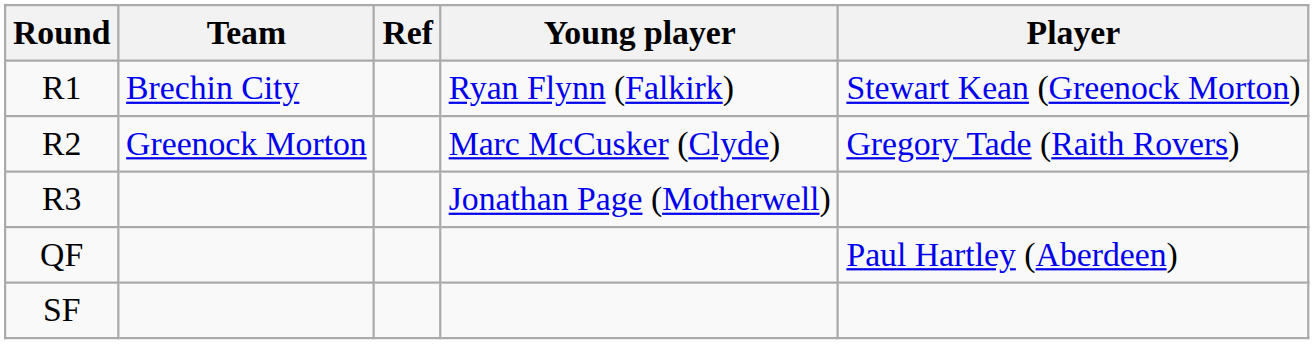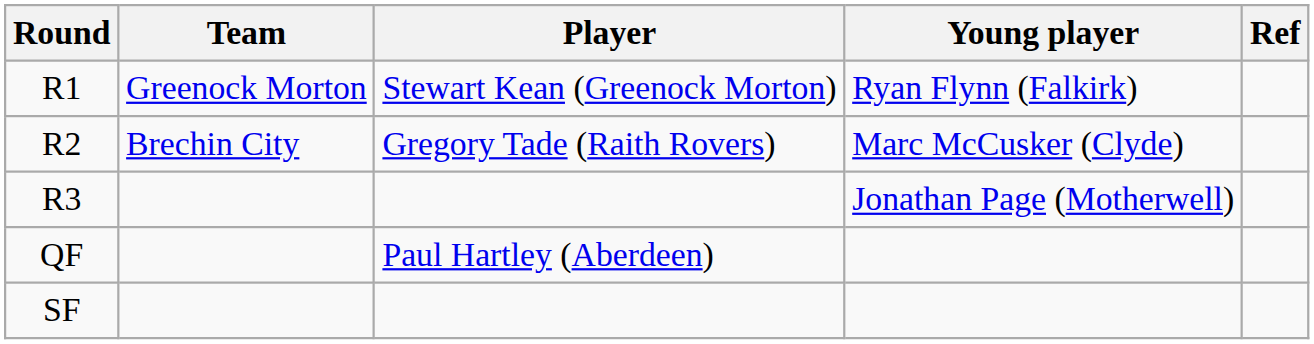columns swapped: (1073, 32) <-> (408, 32)
(213, 88) Brechin City -> (246, 88) Greenock Morton
(246, 143) Greenock Morton -> (213, 143) Brechin City
